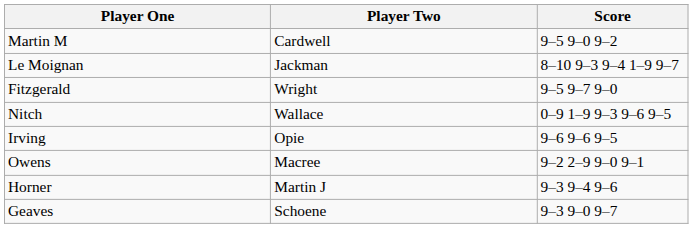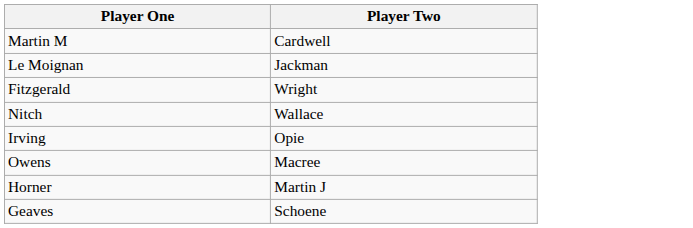- column: (613, 16)
